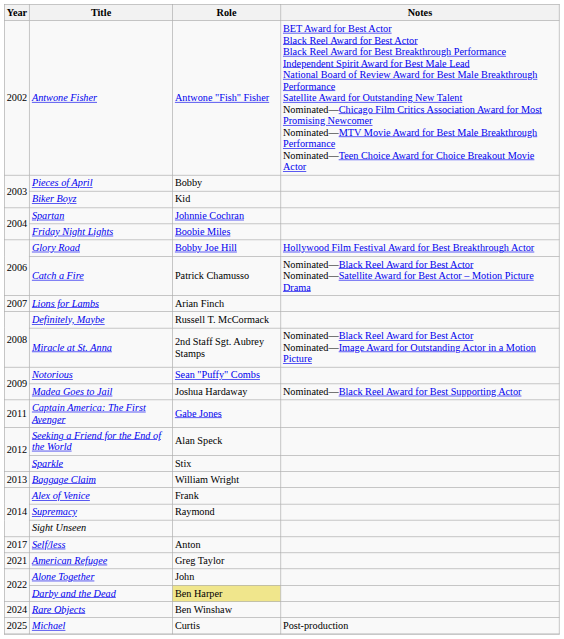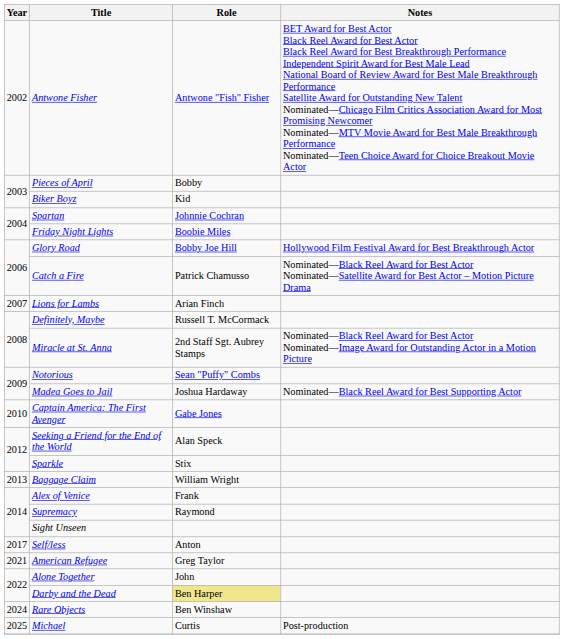(17, 413) 2011 -> (17, 413) 2010
